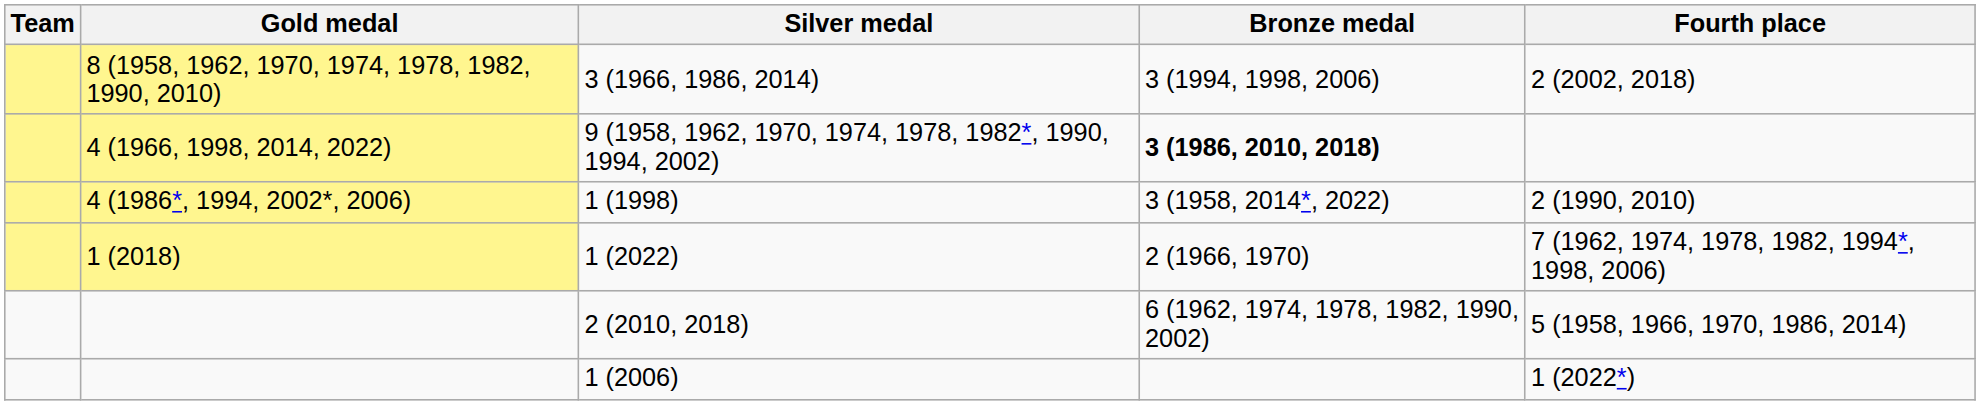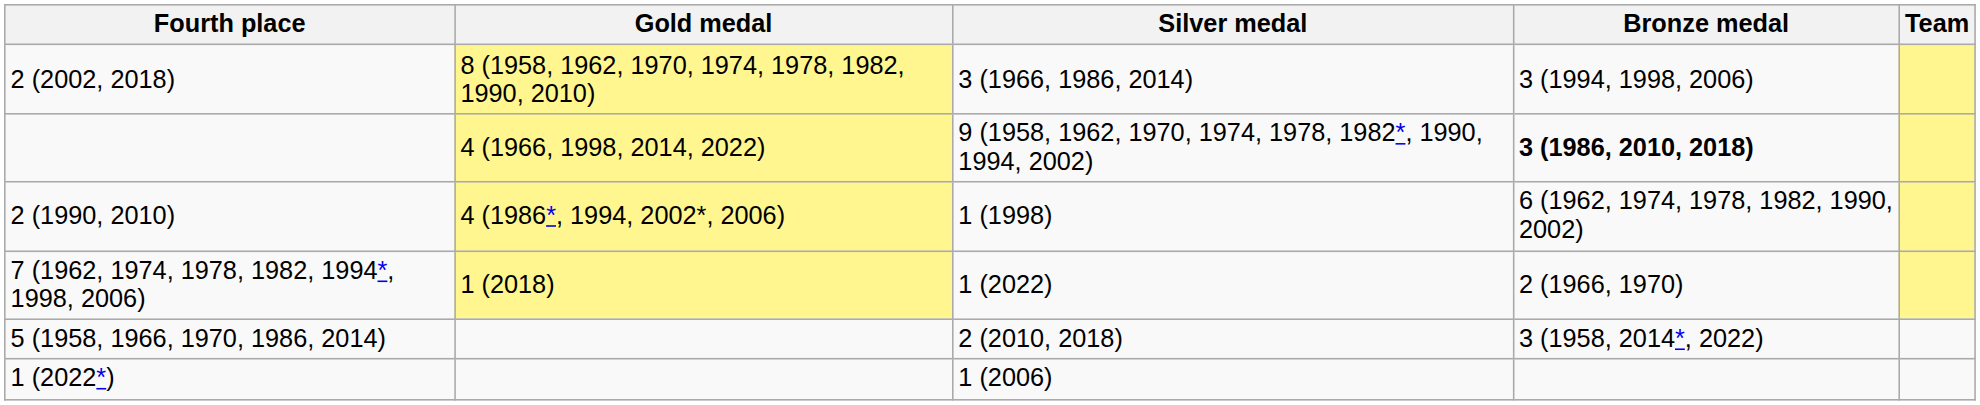columns swapped: (43, 24) <-> (1750, 24)
(1267, 201) 3 (1958, 2014*, 2022) -> (1706, 215) 6 (1962, 1974, 1978, 1982, 1990, 2002)
(1332, 324) 6 (1962, 1974, 1978, 1982, 1990, 2002) -> (1641, 338) 3 (1958, 2014*, 2022)
